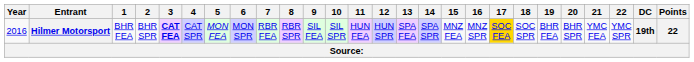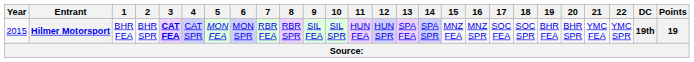(17, 30) 2016 -> (17, 30) 2015
(501, 30) gold background -> (501, 30) no background
(673, 30) 22 -> (673, 30) 19
